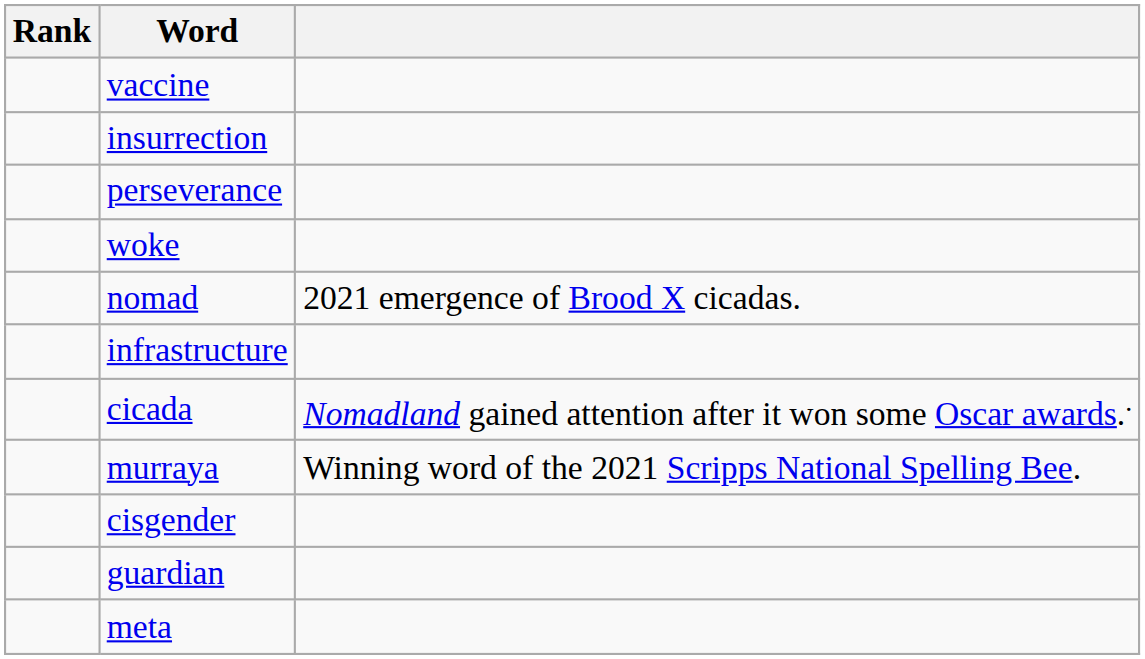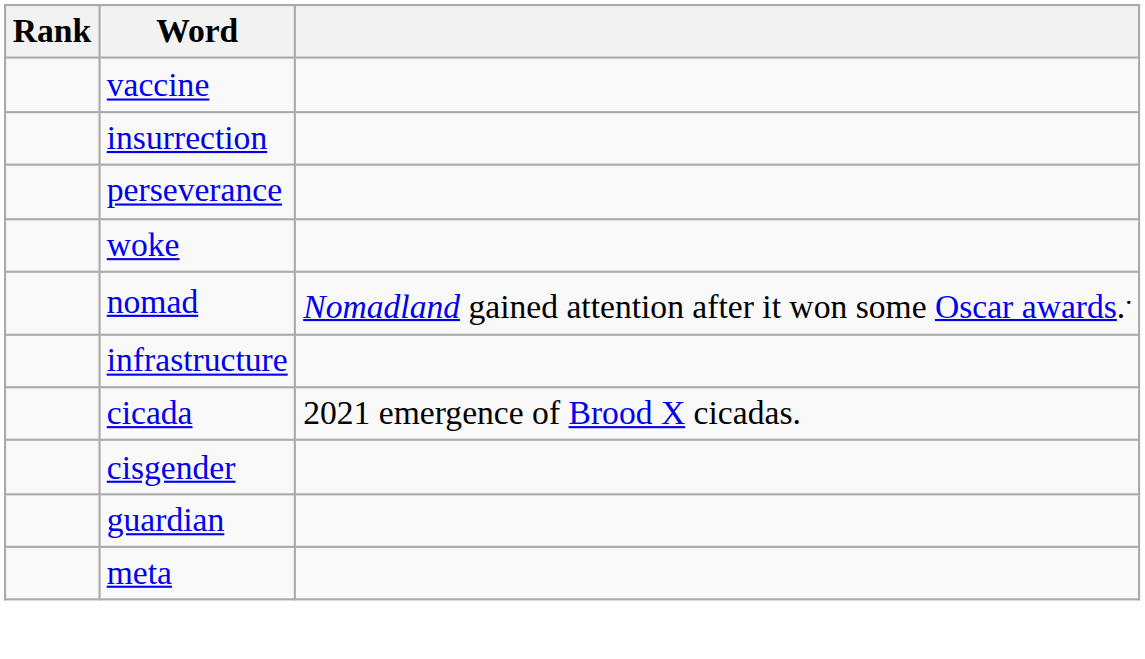(552, 297) 2021 emergence of Brood X cicadas. -> (718, 302) Nomadland gained attention after it won some Oscar awards..
(718, 408) Nomadland gained attention after it won some Oscar awards.. -> (552, 413) 2021 emergence of Brood X cicadas.
- row: (163, 466)
